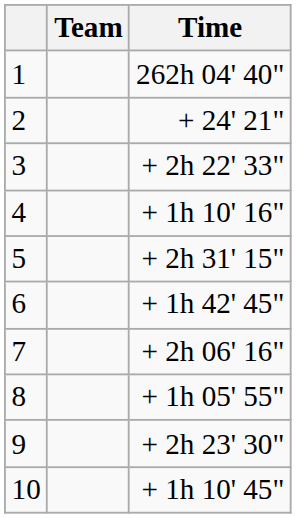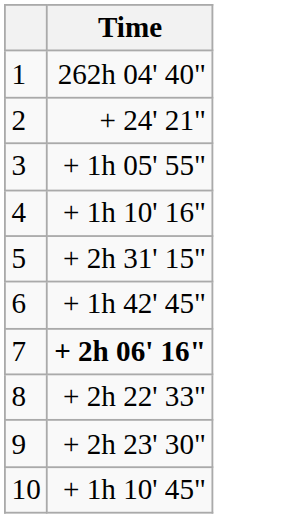- column: (88, 27)
(213, 166) + 2h 22' 33" -> (134, 166) + 1h 05' 55"
(213, 350) normal -> (130, 350) bold
(213, 397) + 1h 05' 55" -> (134, 397) + 2h 22' 33"
